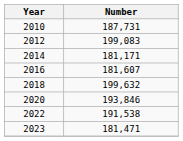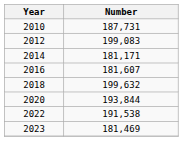(121, 99) 193,846 -> (121, 99) 193,844
(121, 129) 181,471 -> (121, 129) 181,469
